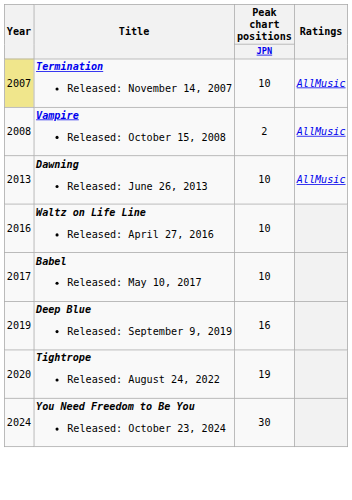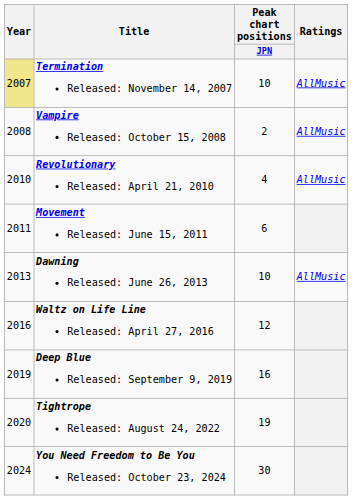+ row: (134, 175)
+ row: (134, 223)
(264, 228) 10 -> (264, 325) 12
- row: (134, 272)
